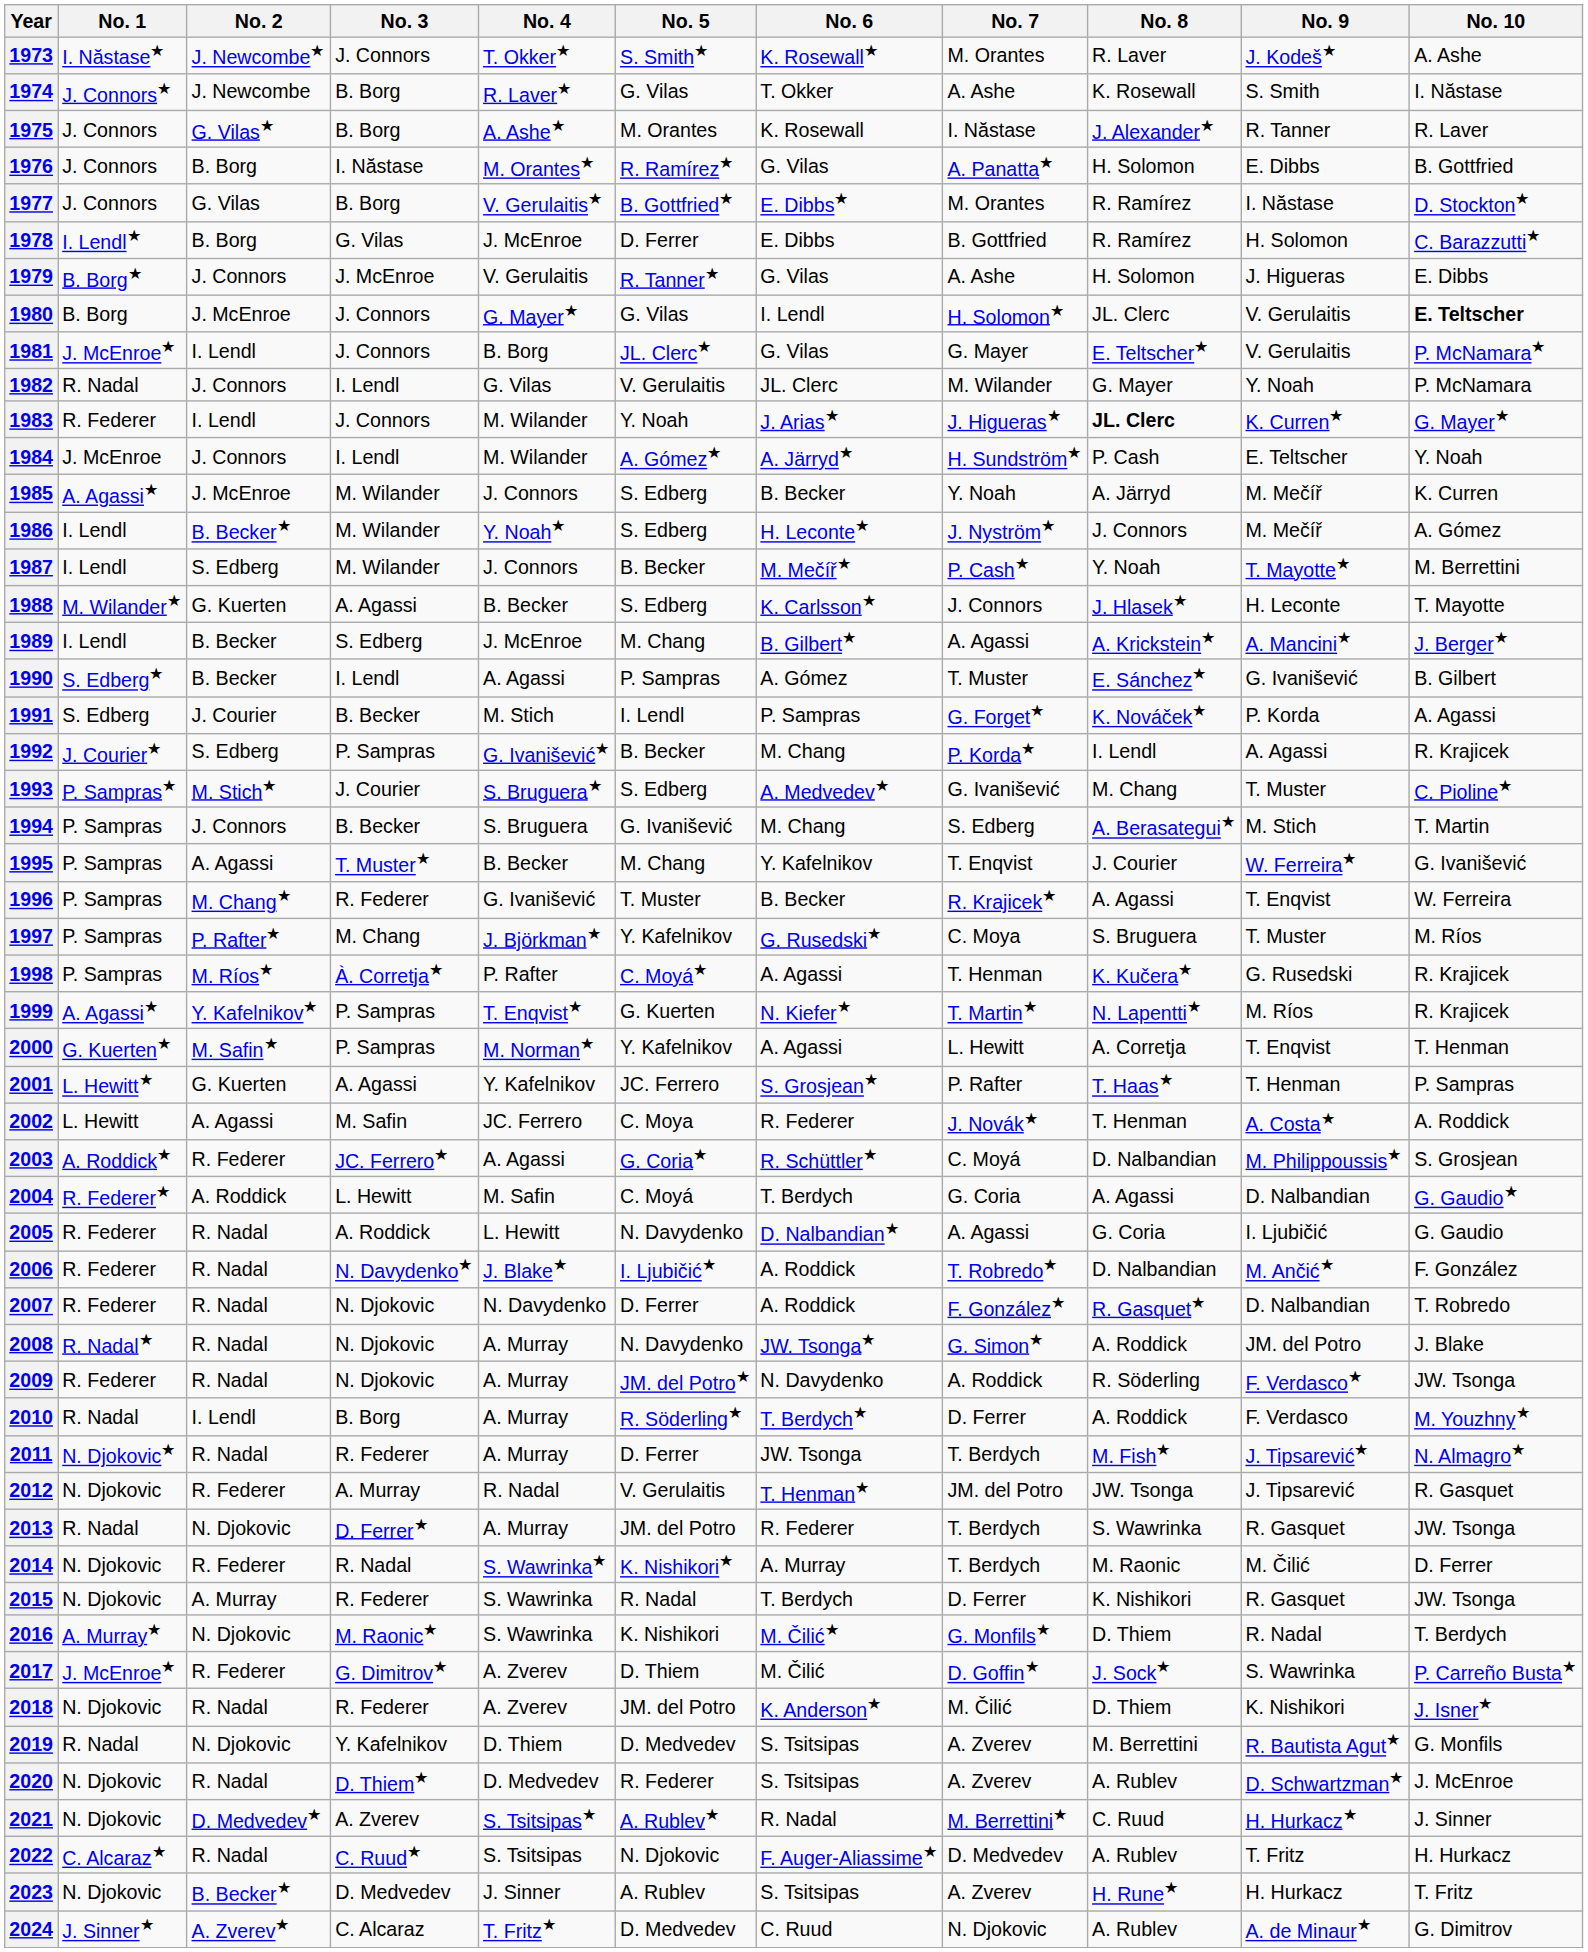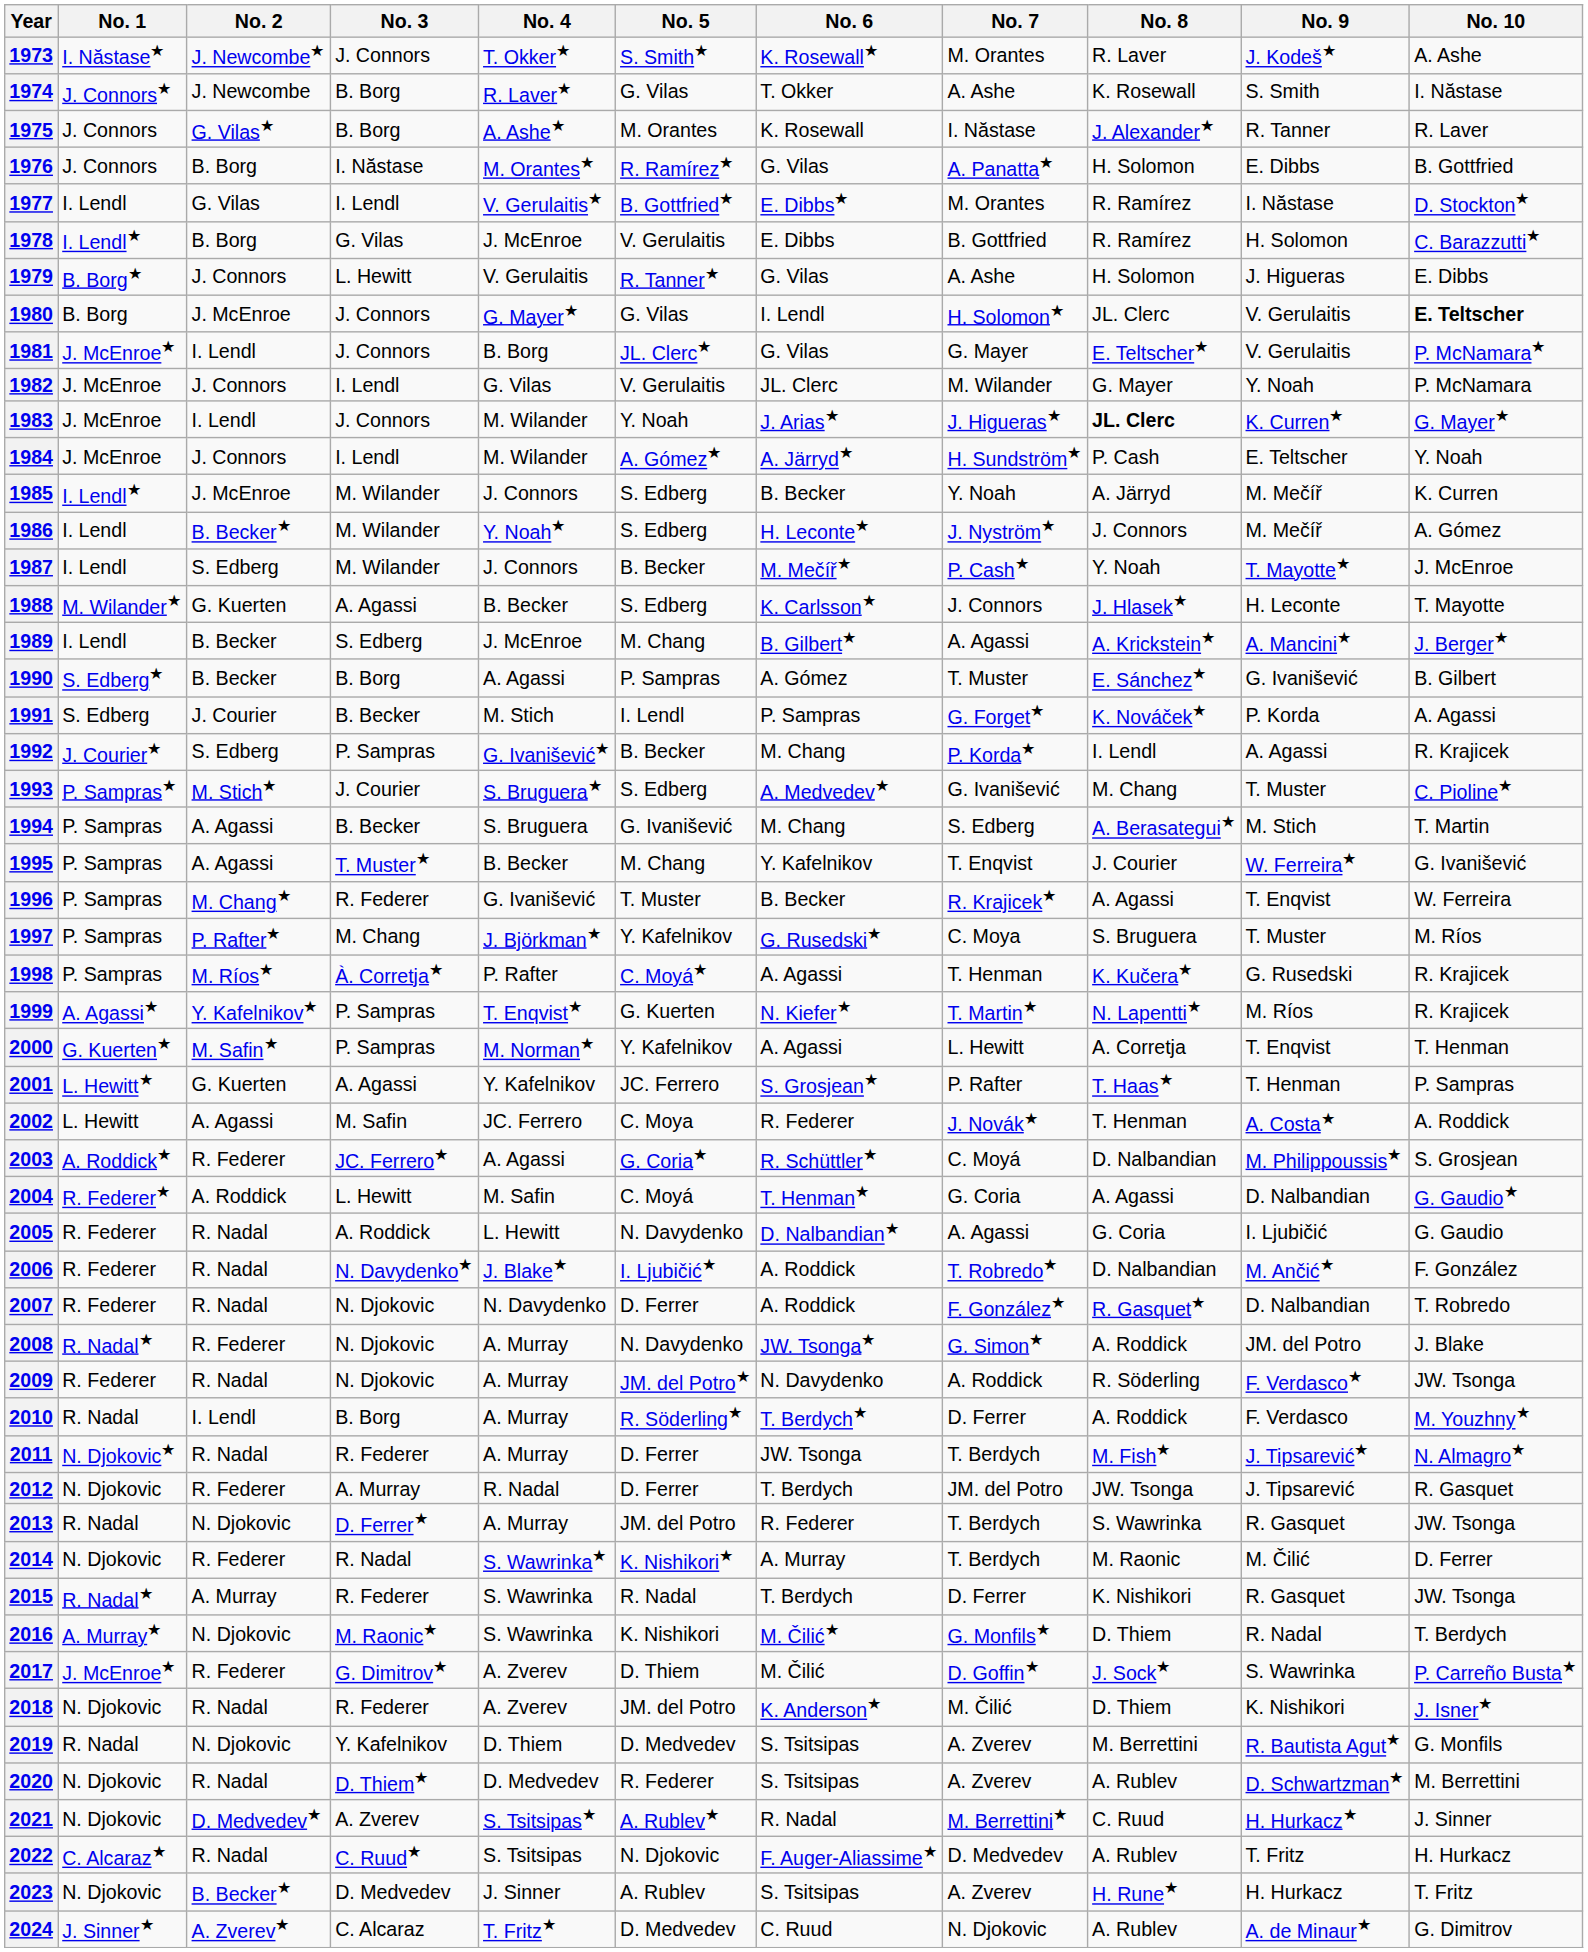(110, 203) J. Connors -> (94, 203) I. Lendl
(368, 203) B. Borg -> (367, 203) I. Lendl
(659, 240) D. Ferrer -> (673, 240) V. Gerulaitis
(385, 277) J. McEnroe -> (373, 277) L. Hewitt
(100, 385) R. Nadal -> (112, 385) J. McEnroe
(109, 419) R. Federer -> (112, 419) J. McEnroe
(111, 493) A. Agassi★ -> (102, 493) I. Lendl★
(1467, 567) M. Berrettini -> (1464, 567) J. McEnroe
(367, 678) I. Lendl -> (368, 678) B. Borg
(239, 826) J. Connors -> (232, 826) A. Agassi
(807, 1195) T. Berdych -> (816, 1195) T. Henman★
(230, 1343) R. Nadal -> (238, 1343) R. Federer
(673, 1491) V. Gerulaitis -> (659, 1488) D. Ferrer
(816, 1491) T. Henman★ -> (807, 1488) T. Berdych
(112, 1599) N. Djokovic -> (108, 1596) R. Nadal★
(1464, 1781) J. McEnroe -> (1467, 1781) M. Berrettini
